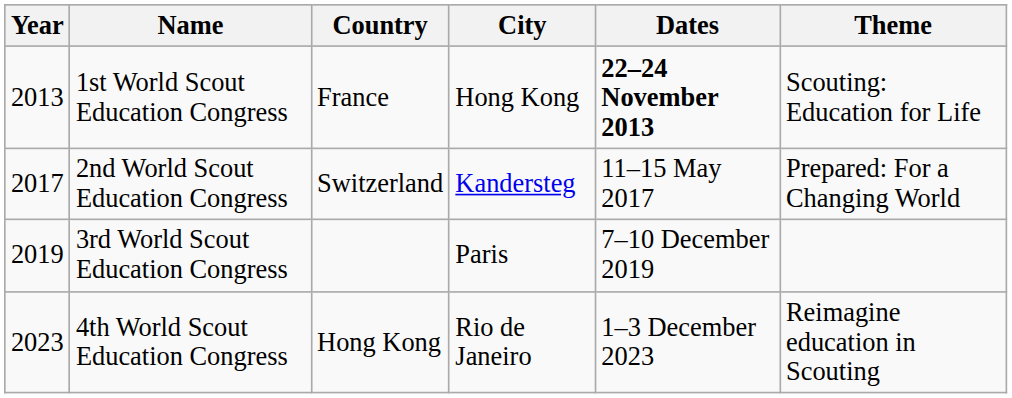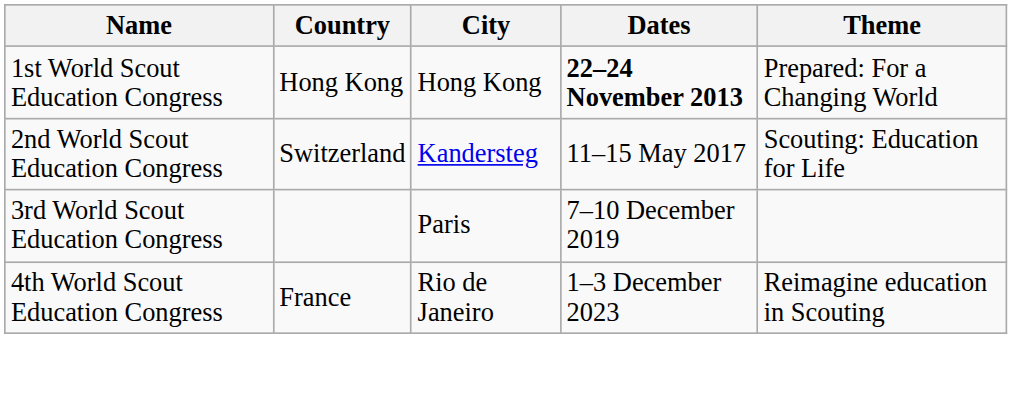- column: (37, 25)
(353, 97) France -> (341, 82) Hong Kong
(883, 97) Scouting: Education for Life -> (851, 82) Prepared: For a Changing World
(873, 183) Prepared: For a Changing World -> (871, 153) Scouting: Education for Life
(379, 341) Hong Kong -> (315, 296) France
